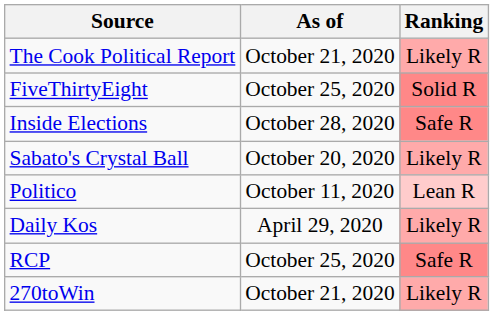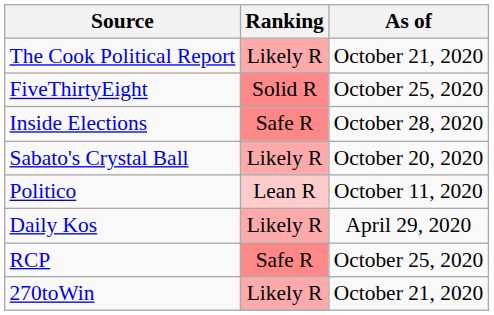columns swapped: (444, 21) <-> (320, 21)
